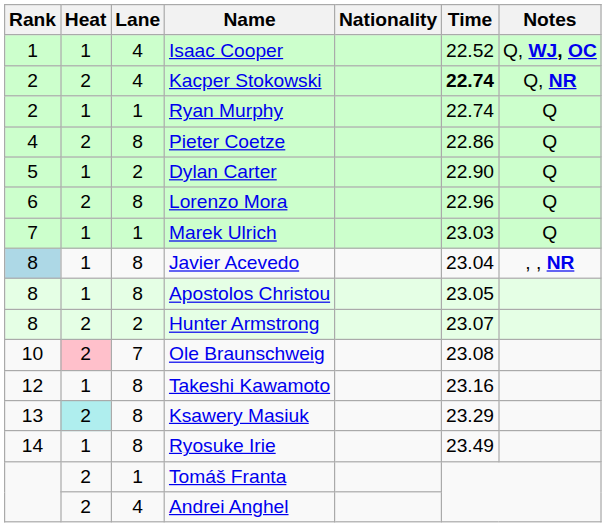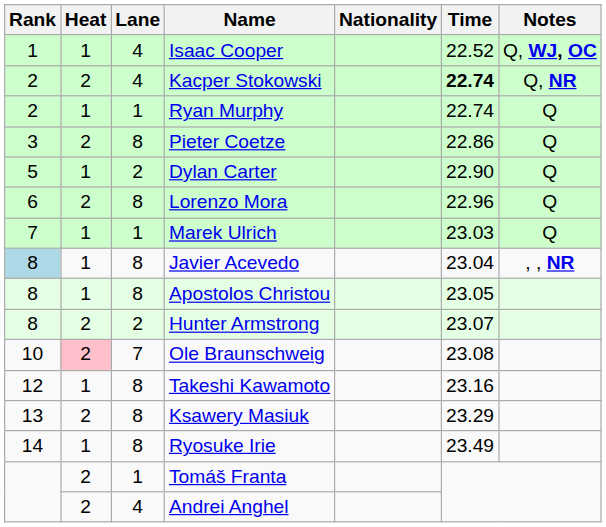(32, 141) 4 -> (32, 141) 3
(86, 415) paleturquoise background -> (86, 415) no background
